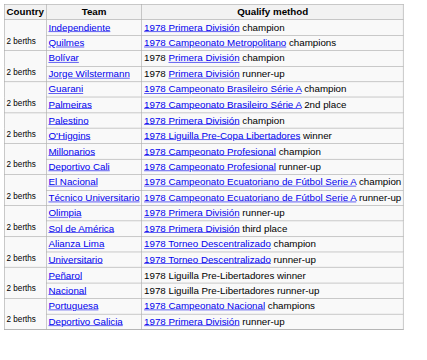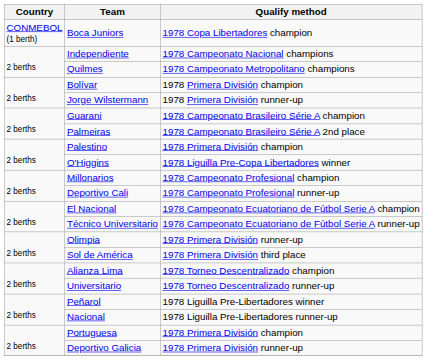+ row: (95, 33)
(214, 27) 1978 Primera División champion -> (248, 54) 1978 Campeonato Nacional champions
(230, 306) 1978 Campeonato Nacional champions -> (233, 332) 1978 Primera División champion
